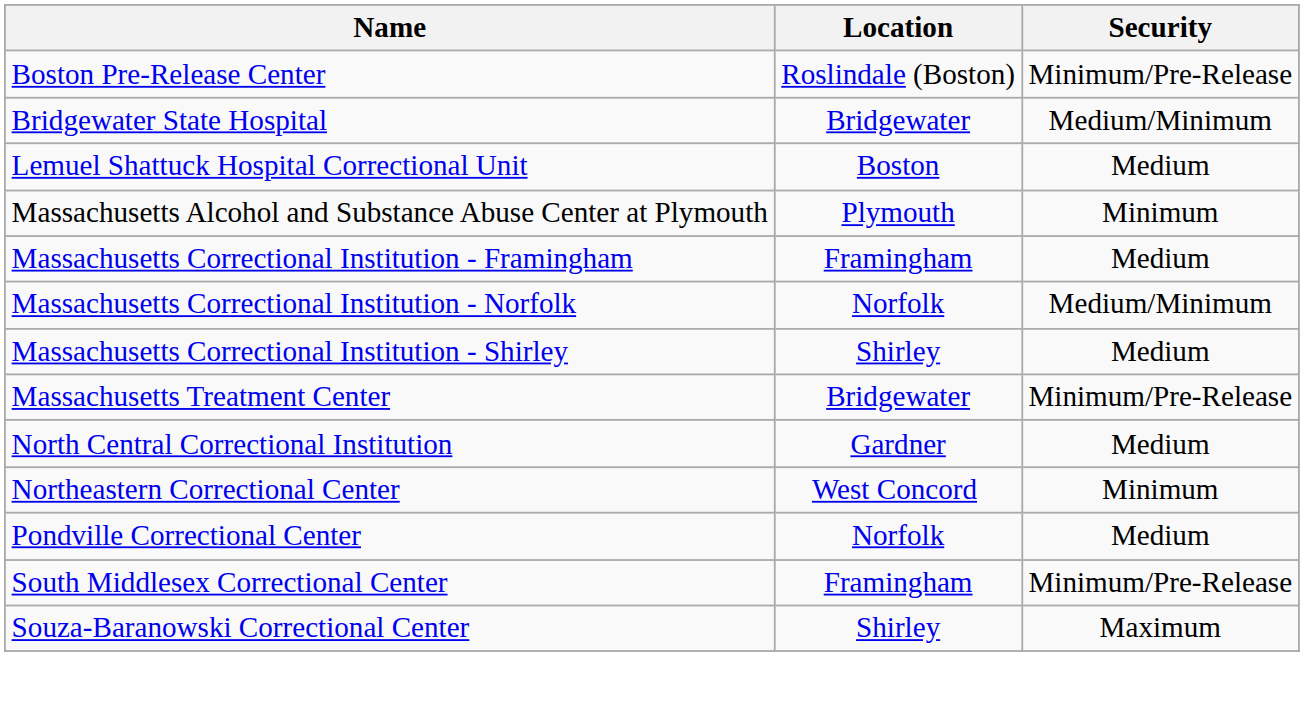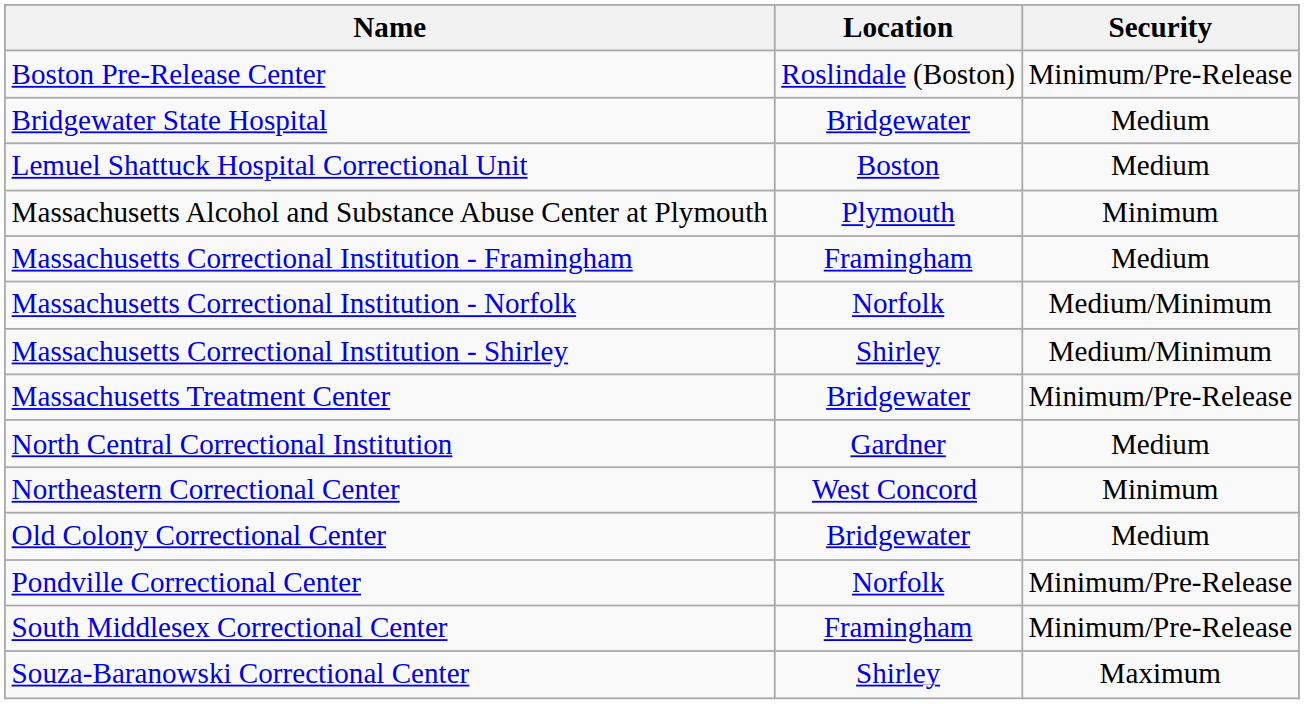(1160, 119) Medium/Minimum -> (1160, 119) Medium
(1160, 350) Medium -> (1160, 350) Medium/Minimum
+ row: (199, 535)
(1160, 535) Medium -> (1160, 581) Minimum/Pre-Release
